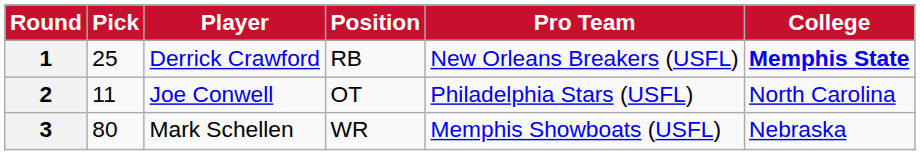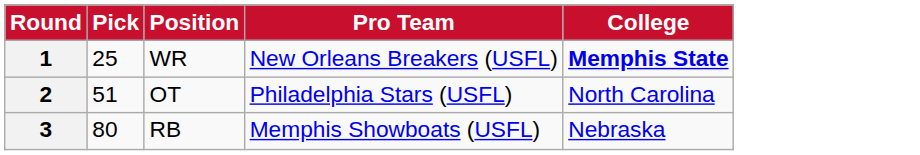- column: (235, 22)
(346, 58) RB -> (168, 58) WR
(104, 94) 11 -> (105, 94) 51
(349, 130) WR -> (165, 130) RB
